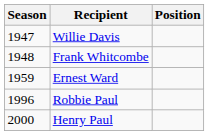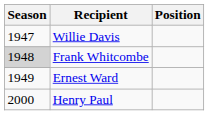(21, 57) no background -> (21, 57) lightgrey background
(21, 78) 1959 -> (21, 78) 1949
- row: (85, 99)
